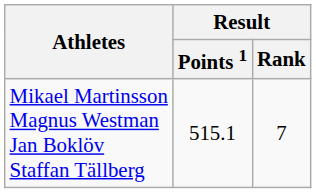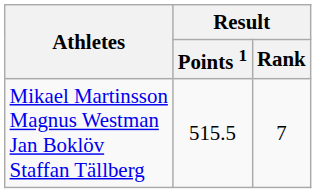(212, 133) 515.1 -> (212, 133) 515.5
